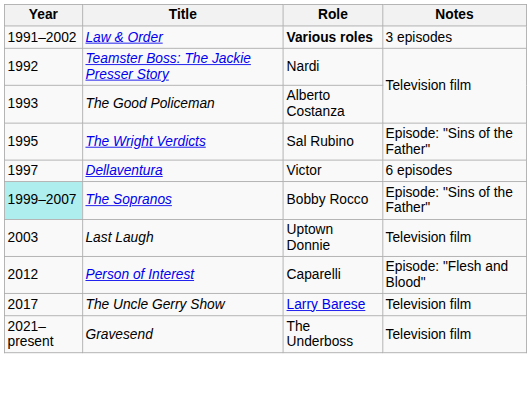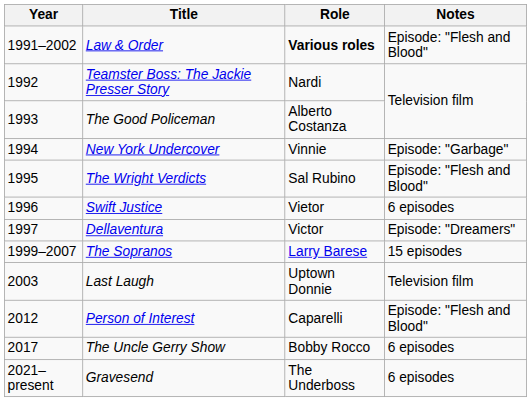(419, 37) 3 episodes -> (449, 44) Episode: "Flesh and Blood"
+ row: (153, 149)
(449, 141) Episode: "Sins of the Father" -> (449, 178) Episode: "Flesh and Blood"
+ row: (124, 208)
(419, 170) 6 episodes -> (451, 230) Episode: "Dreamers"
(42, 200) paleturquoise background -> (42, 251) no background
(327, 200) Bobby Rocco -> (328, 251) Larry Barese
(449, 200) Episode: "Sins of the Father" -> (425, 251) 15 episodes
(326, 304) Larry Barese -> (329, 348) Bobby Rocco
(428, 304) Television film -> (421, 348) 6 episodes
(428, 334) Television film -> (421, 377) 6 episodes
